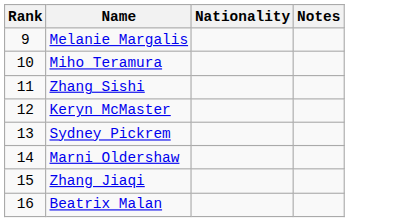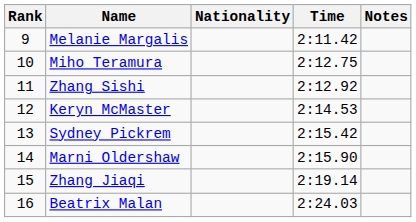+ column: (327, 16)
